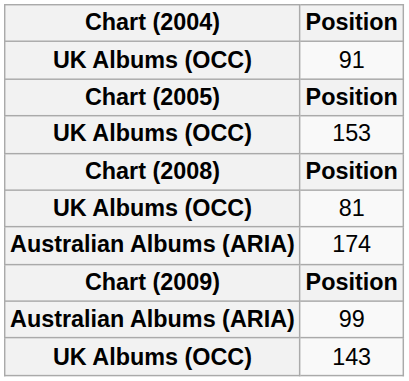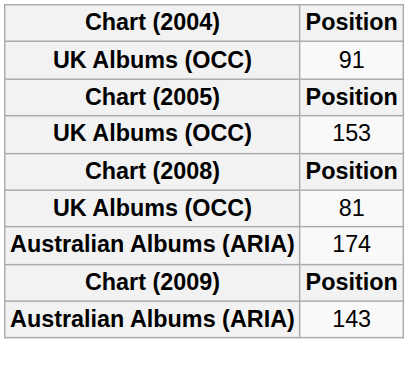- row: (352, 319)
(152, 356) UK Albums (OCC) -> (152, 319) Australian Albums (ARIA)
